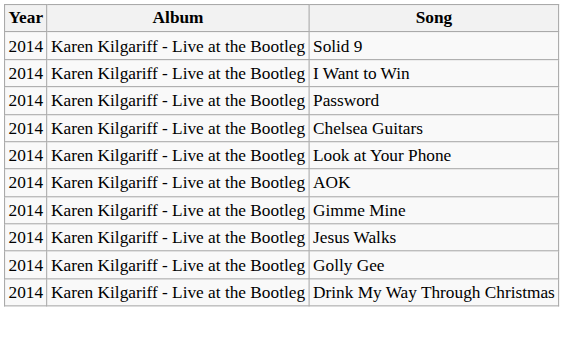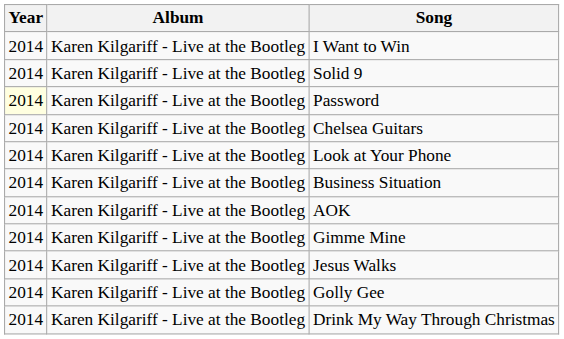rows swapped: (361, 73) <-> (338, 45)
(26, 100) no background -> (26, 100) lightyellow background
+ row: (377, 182)
